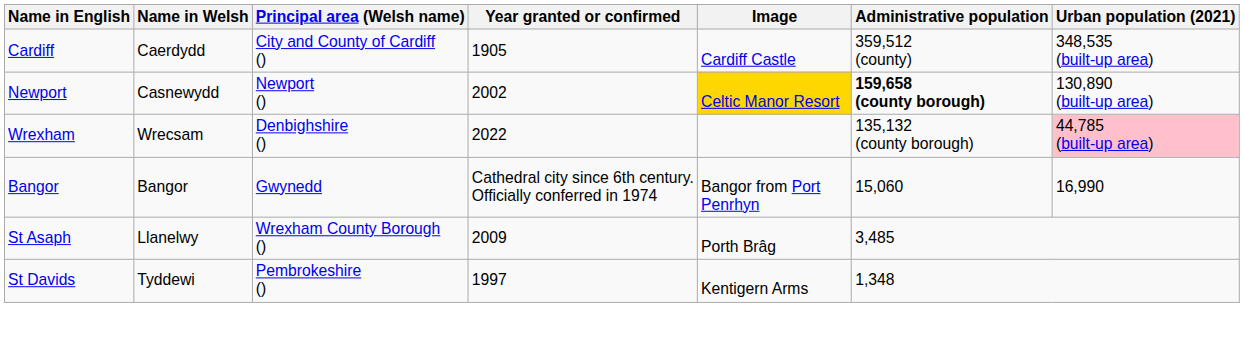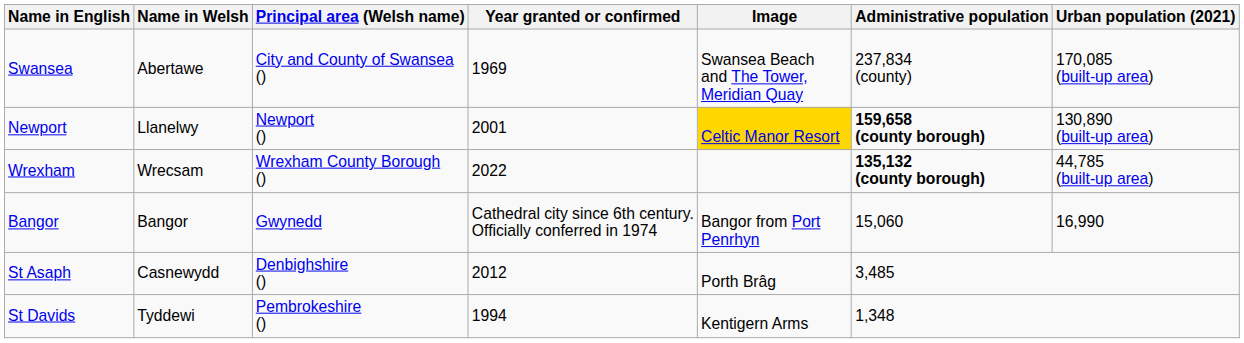- row: (31, 50)
+ row: (40, 68)
(178, 93) Casnewydd -> (168, 128) Llanelwy
(489, 93) 2002 -> (489, 128) 2001
(302, 135) Denbighshire () -> (348, 170) Wrexham County Borough ()
(915, 135) normal -> (920, 170) bold
(1105, 135) pink background -> (1105, 170) no background
(168, 238) Llanelwy -> (178, 273) Casnewydd
(348, 238) Wrexham County Borough () -> (302, 273) Denbighshire ()
(489, 238) 2009 -> (489, 273) 2012
(489, 280) 1997 -> (489, 316) 1994
